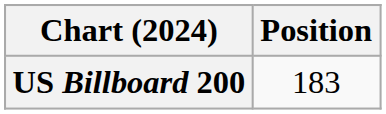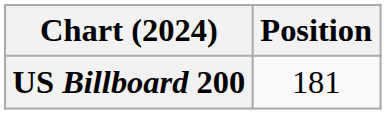(316, 81) 183 -> (316, 81) 181
